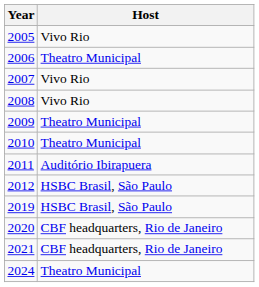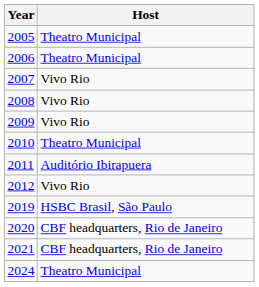(65, 36) Vivo Rio -> (91, 36) Theatro Municipal
(91, 121) Theatro Municipal -> (65, 121) Vivo Rio
(106, 185) HSBC Brasil, São Paulo -> (65, 185) Vivo Rio
